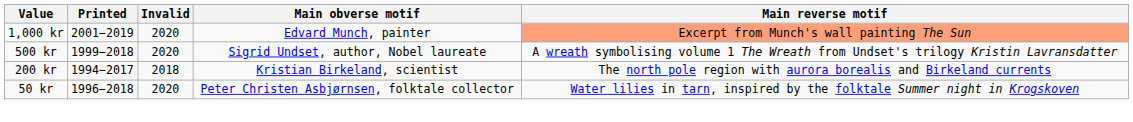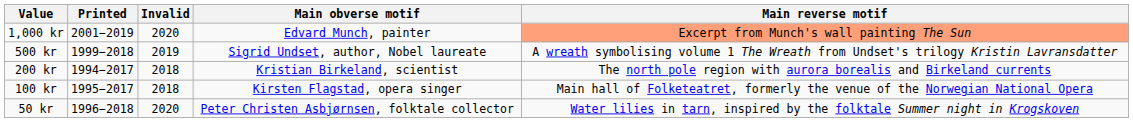(165, 52) 2020 -> (165, 52) 2019
+ row: (36, 89)
